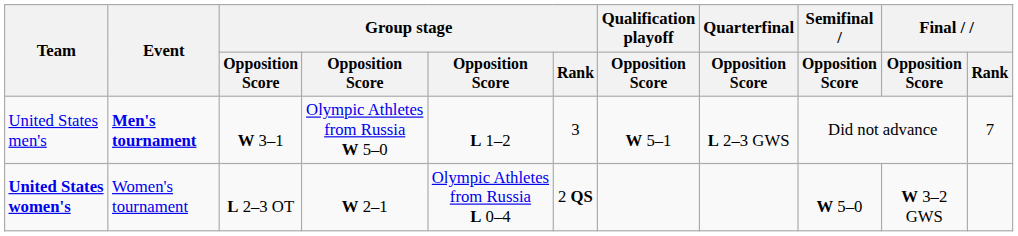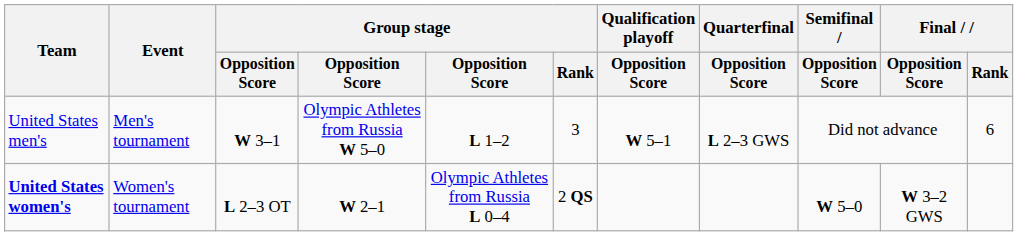(154, 130) bold -> (151, 130) normal
(990, 130) 7 -> (990, 130) 6
